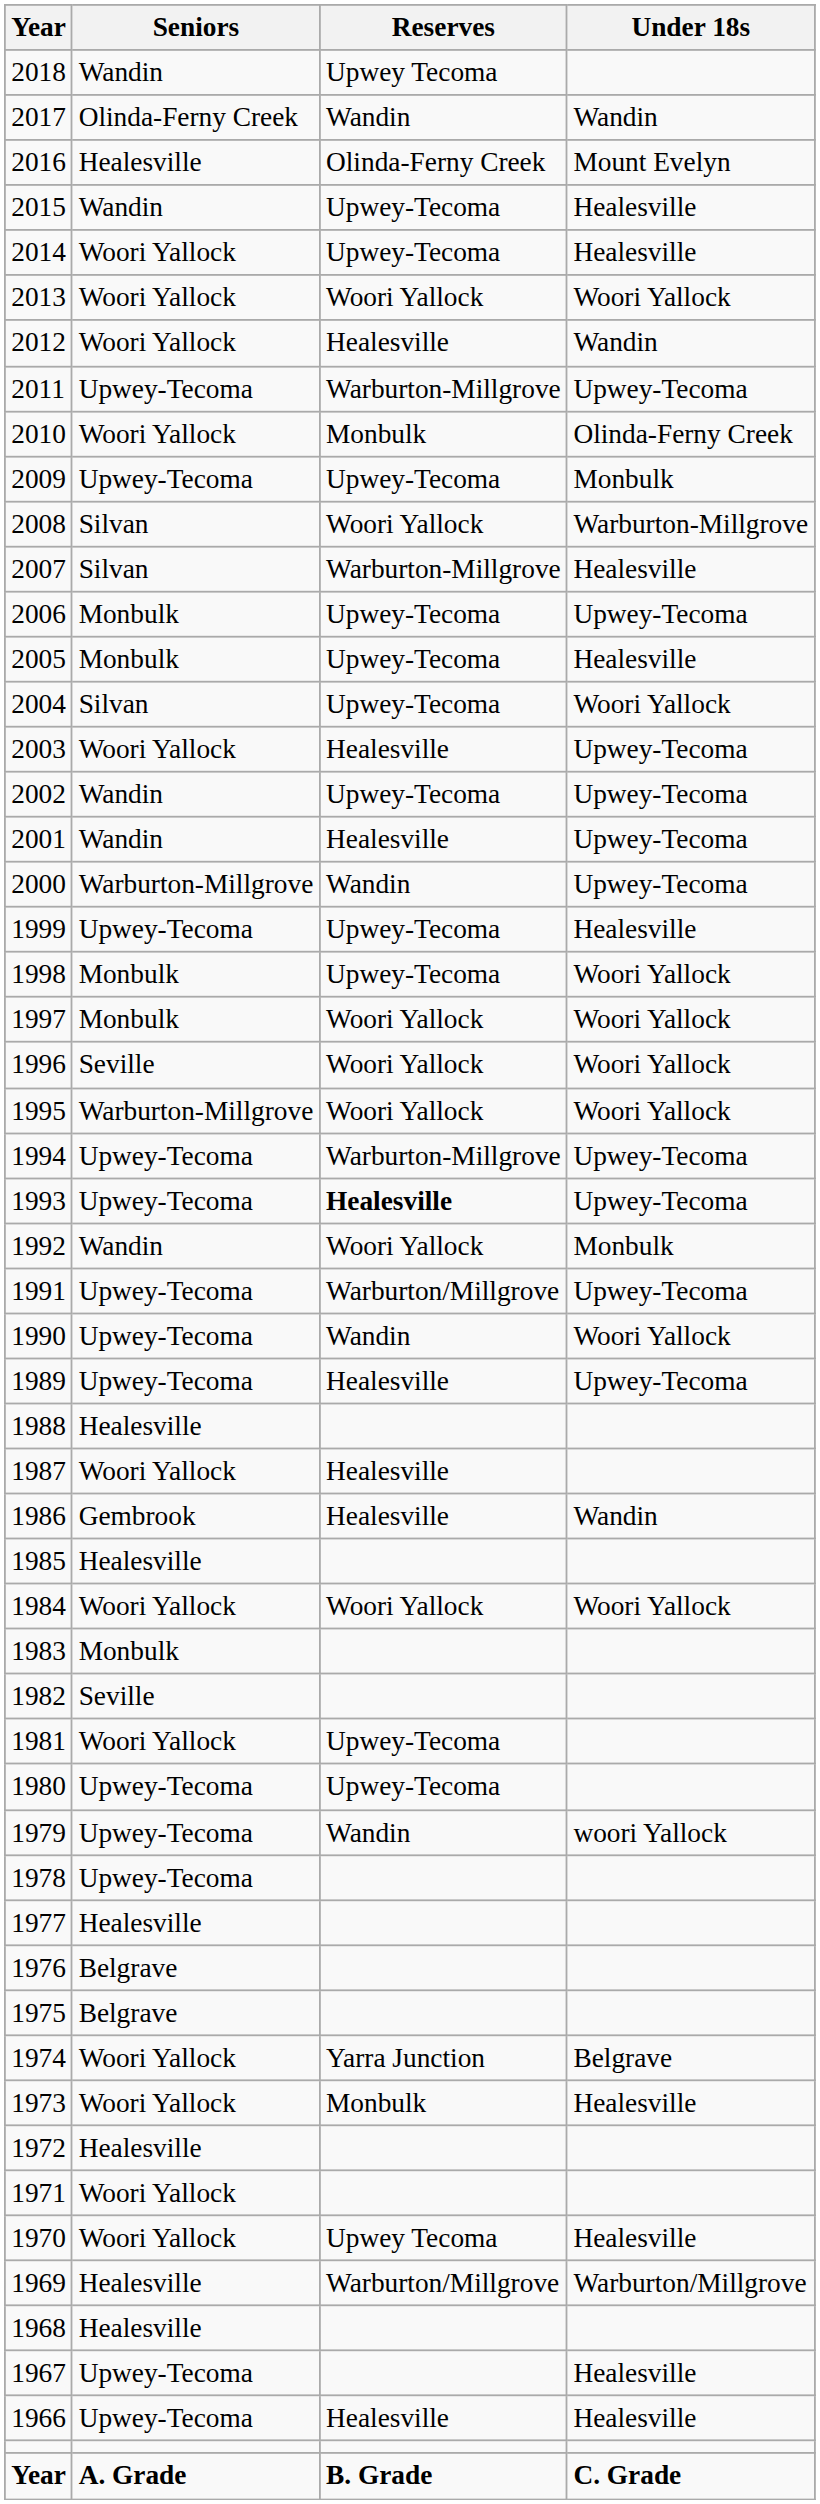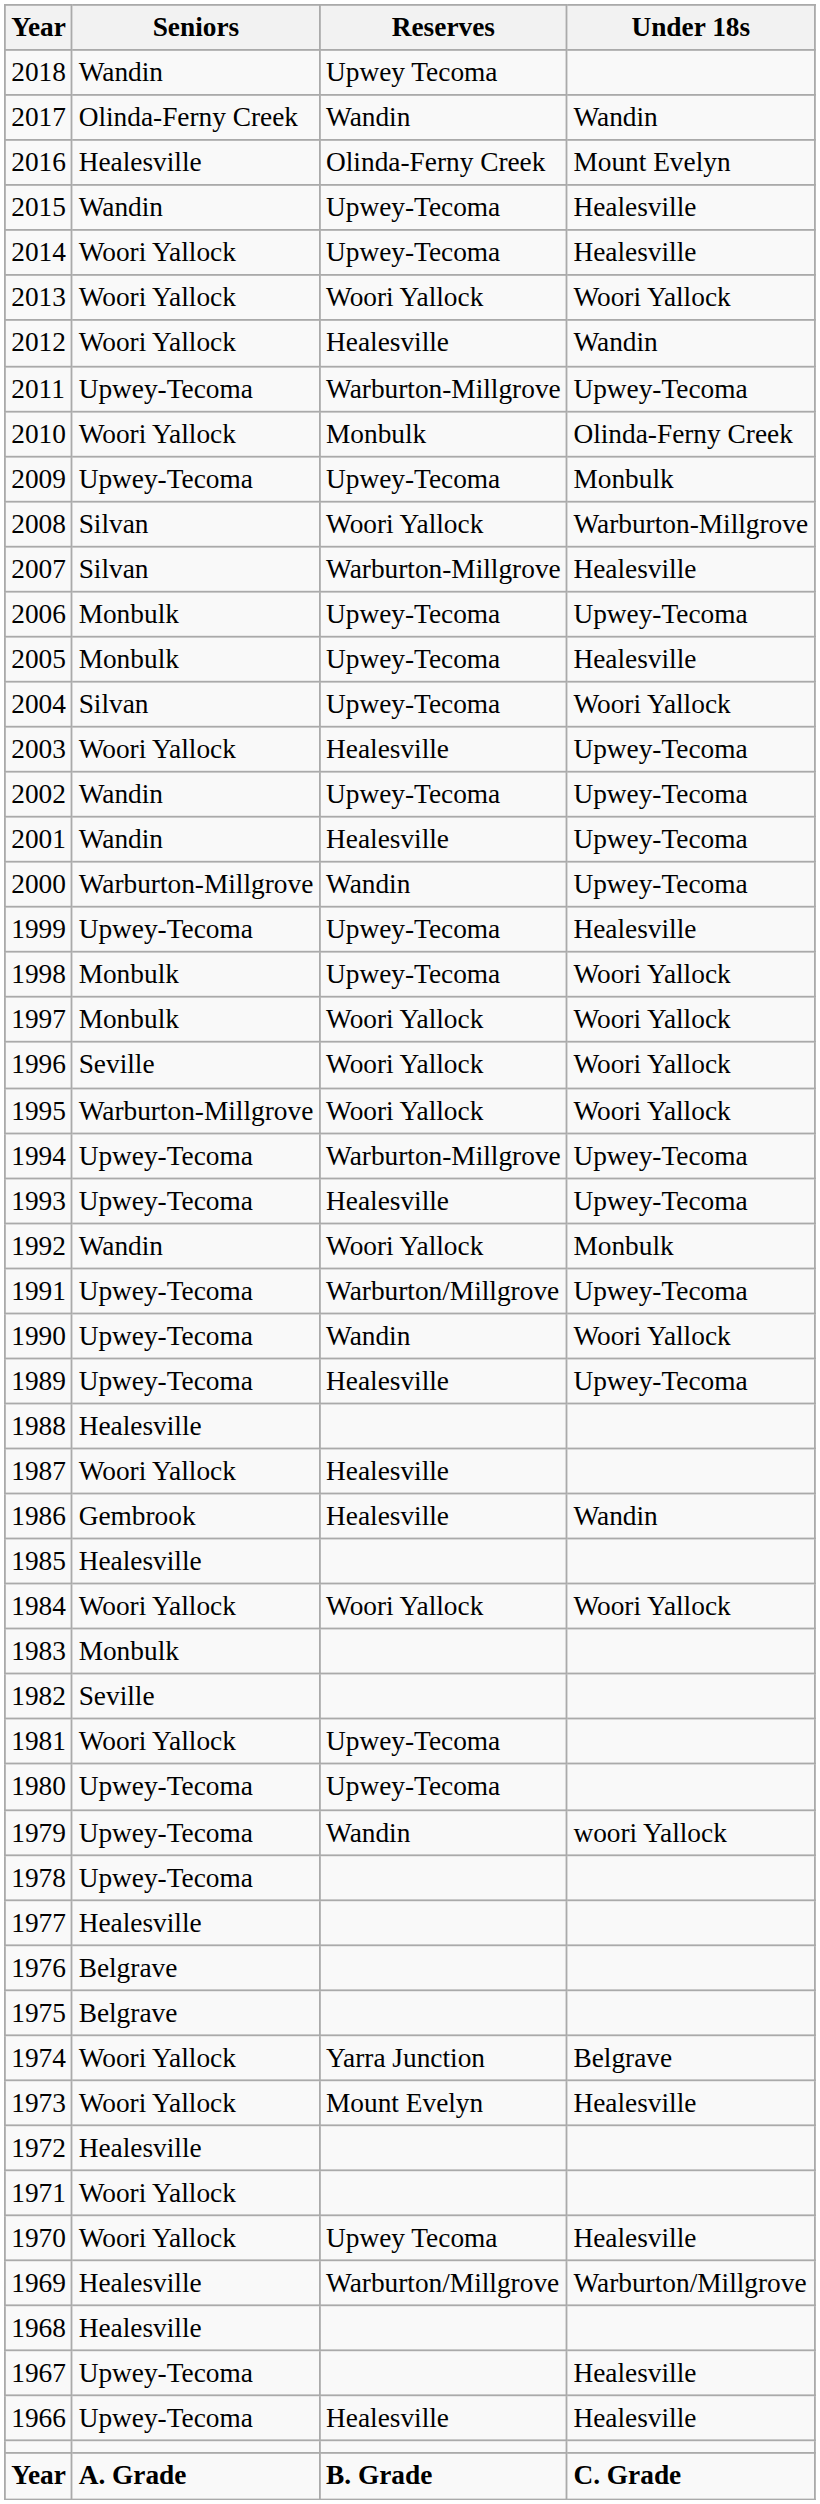(389, 1200) bold -> (388, 1200) normal
(376, 2102) Monbulk -> (405, 2102) Mount Evelyn
